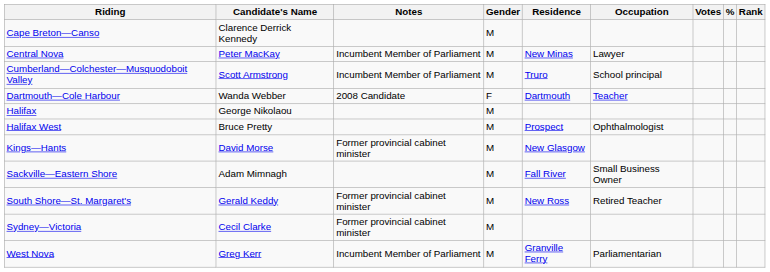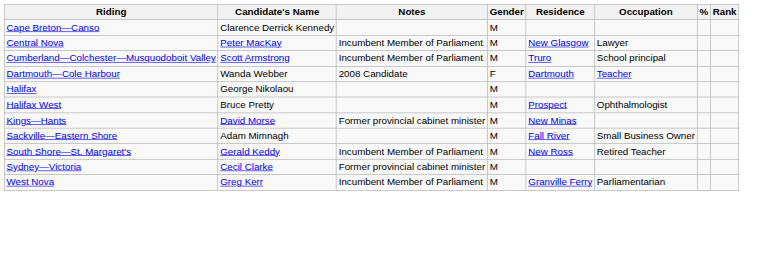- column: (708, 12)
(549, 54) New Minas -> (558, 43) New Glasgow
(555, 148) New Glasgow -> (552, 120) New Minas
(391, 200) Former provincial cabinet minister -> (411, 151) Incumbent Member of Parliament
